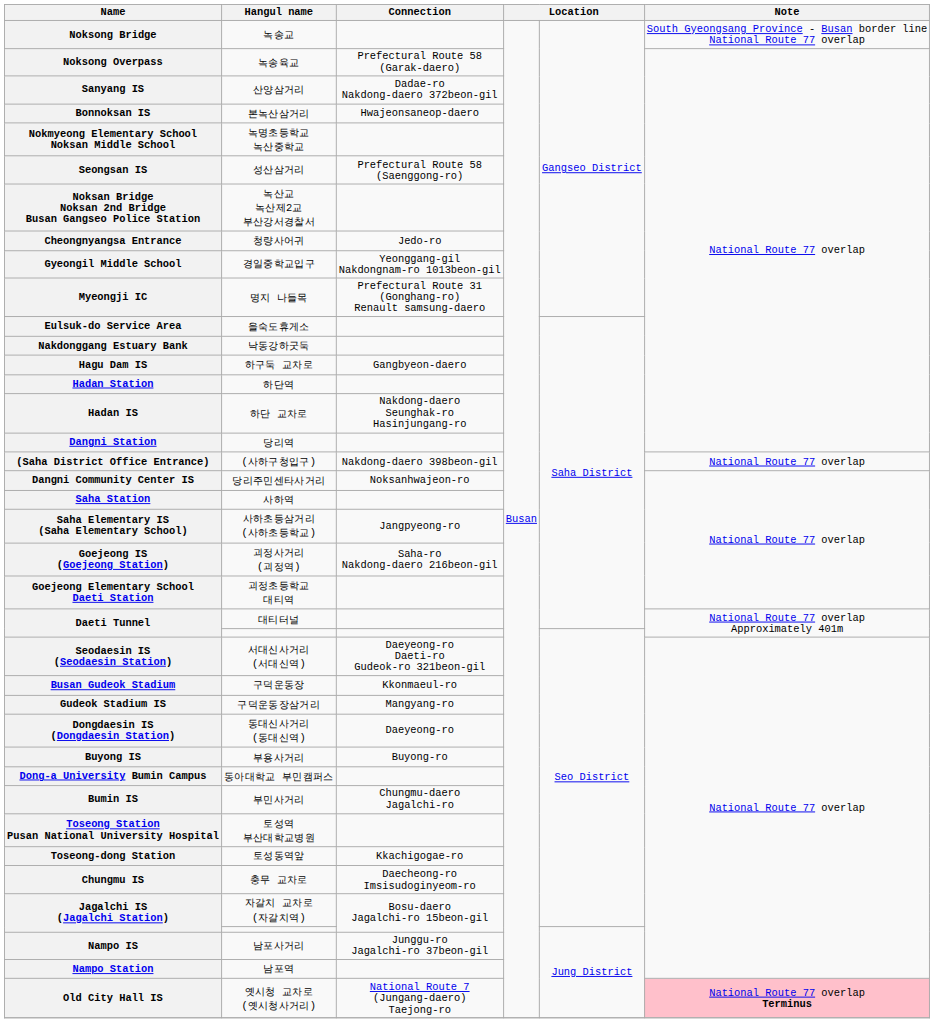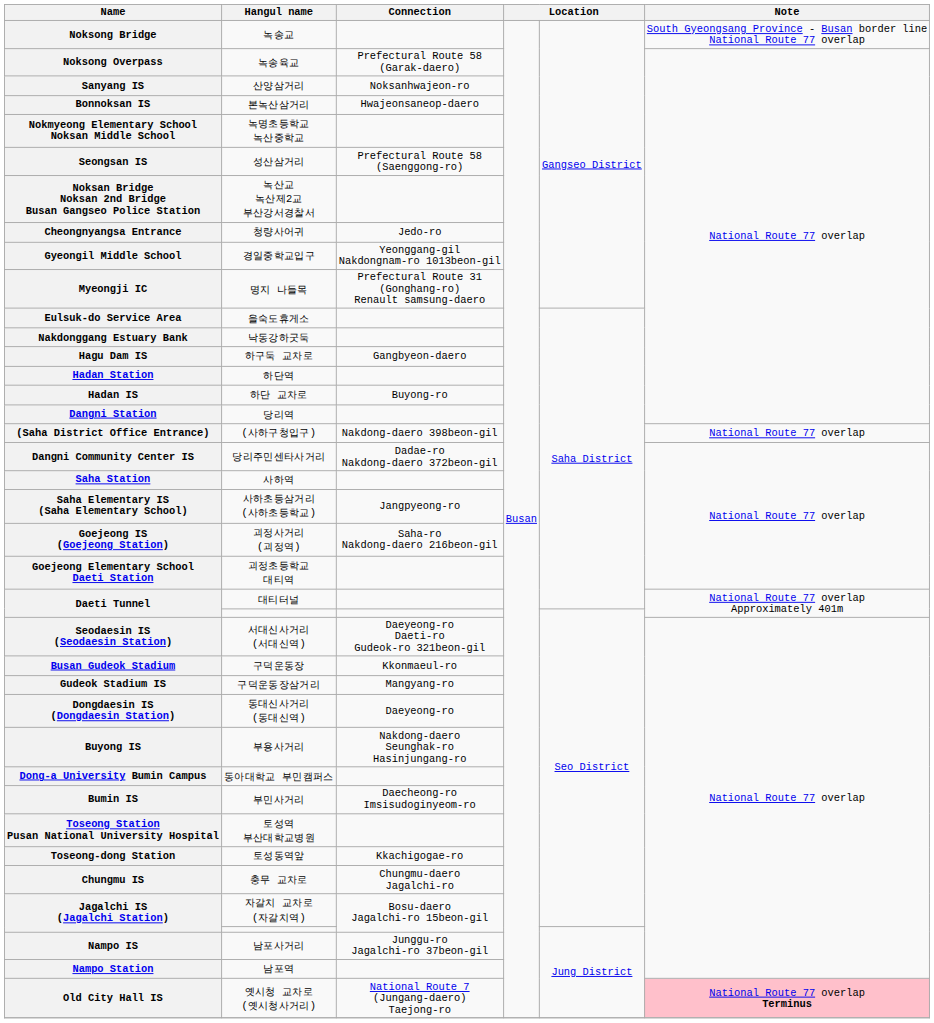(420, 90) Dadae-ro Nakdong-daero 372beon-gil -> (420, 86) Noksanhwajeon-ro
(420, 413) Nakdong-daero Seunghak-ro Hasinjungang-ro -> (420, 395) Buyong-ro
(420, 481) Noksanhwajeon-ro -> (420, 457) Dadae-ro Nakdong-daero 372beon-gil
(420, 757) Buyong-ro -> (420, 747) Nakdong-daero Seunghak-ro Hasinjungang-ro
(420, 800) Chungmu-daero Jagalchi-ro -> (420, 800) Daecheong-ro Imsisudoginyeom-ro
(420, 880) Daecheong-ro Imsisudoginyeom-ro -> (420, 880) Chungmu-daero Jagalchi-ro
